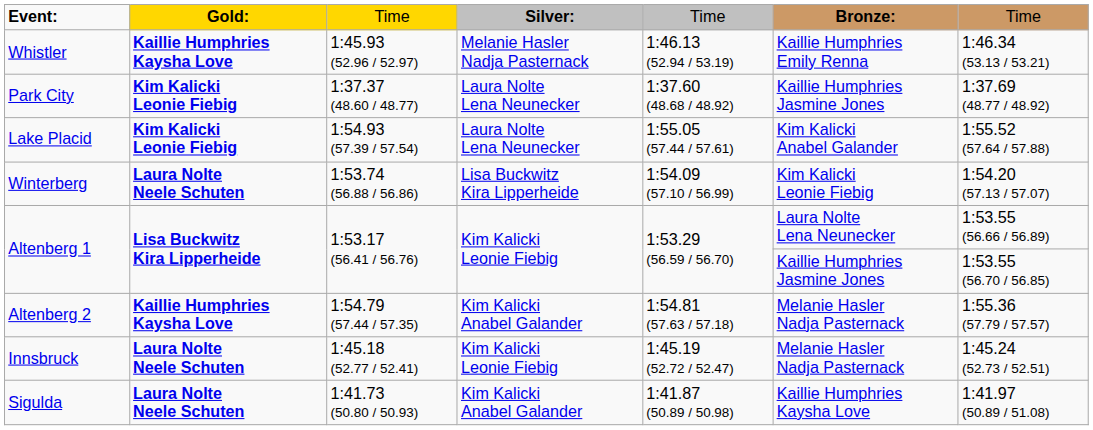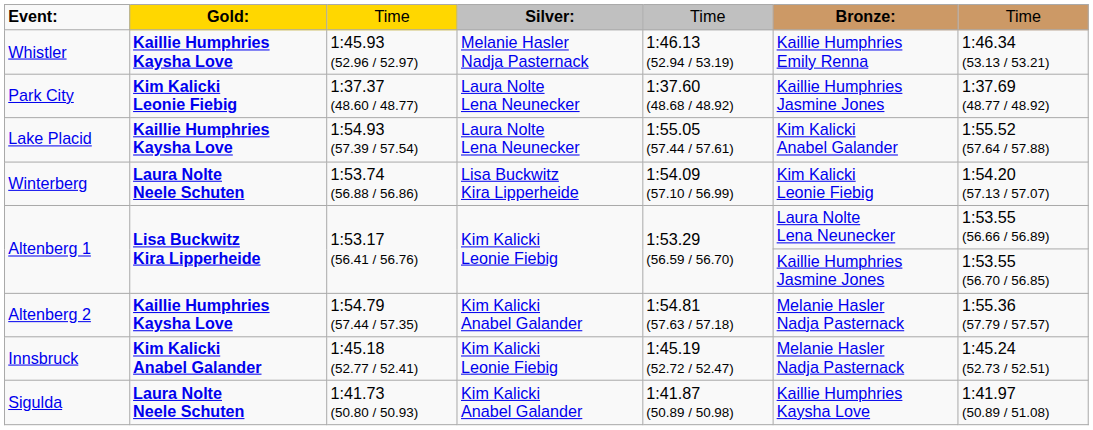(185, 139) Kim Kalicki Leonie Fiebig -> (201, 139) Kaillie Humphries Kaysha Love
(189, 358) Laura Nolte Neele Schuten -> (197, 358) Kim Kalicki Anabel Galander
